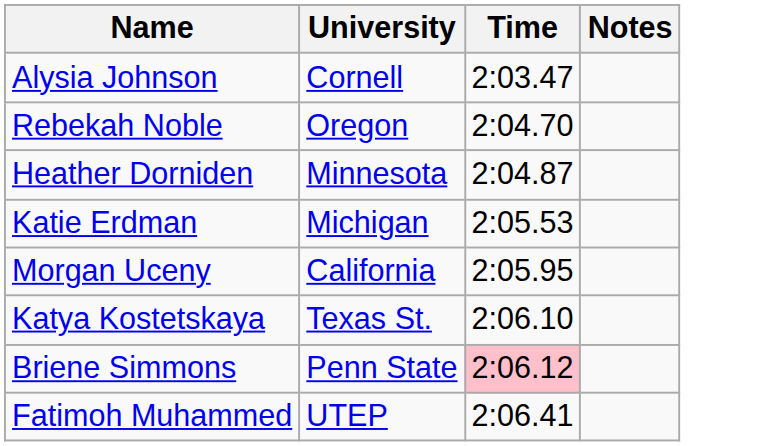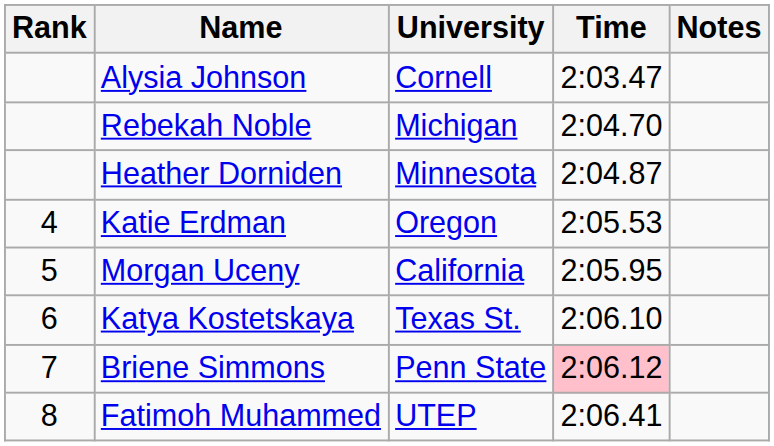+ column: (49, 28)
(357, 125) Oregon -> (456, 125) Michigan
(367, 222) Michigan -> (446, 222) Oregon
